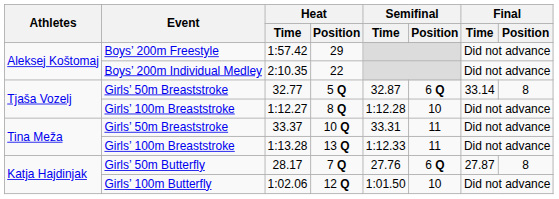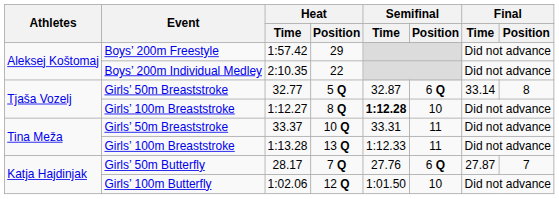(386, 109) normal -> (386, 109) bold
(526, 165) 8 -> (526, 165) 7
